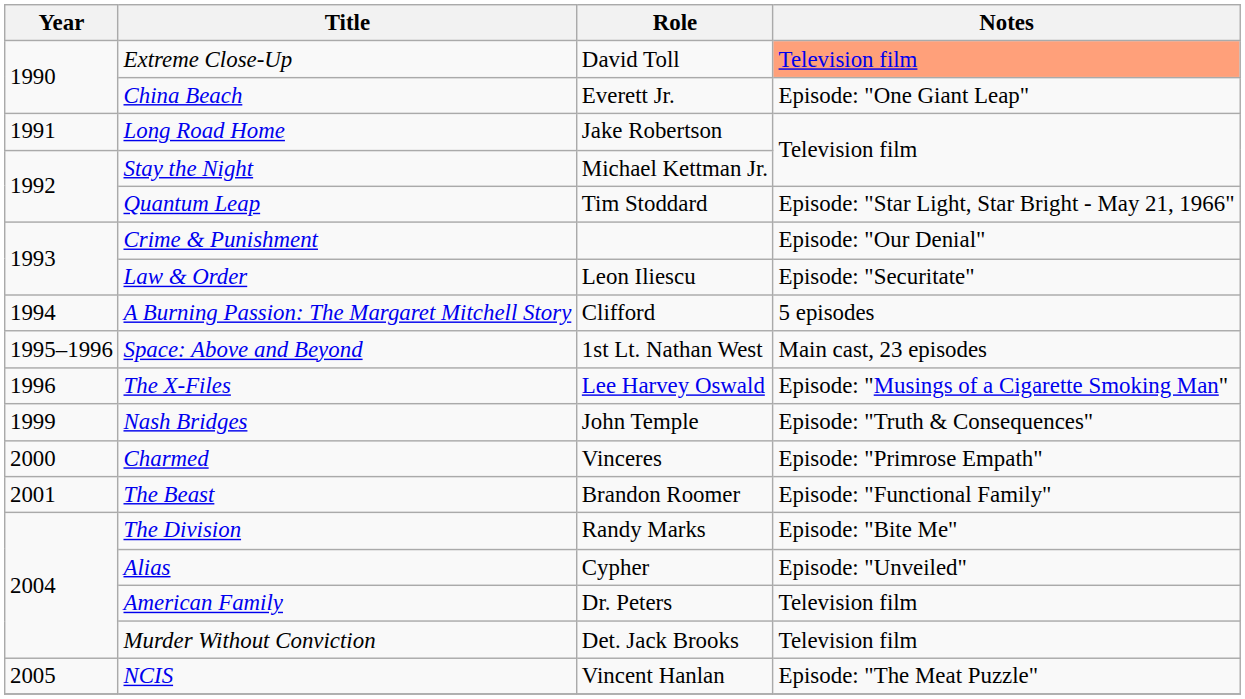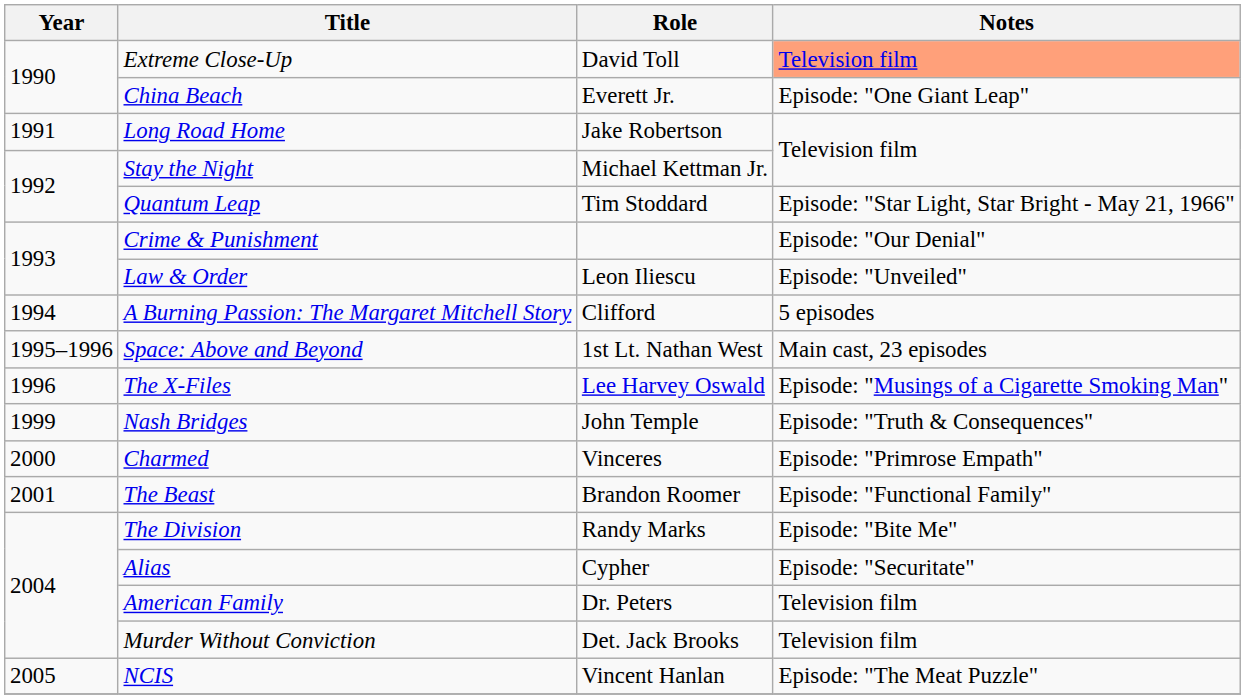(877, 276) Episode: "Securitate" -> (873, 276) Episode: "Unveiled"
(873, 566) Episode: "Unveiled" -> (877, 566) Episode: "Securitate"
